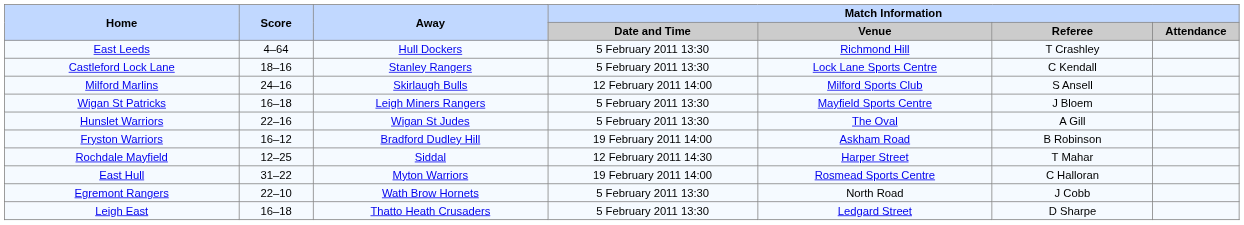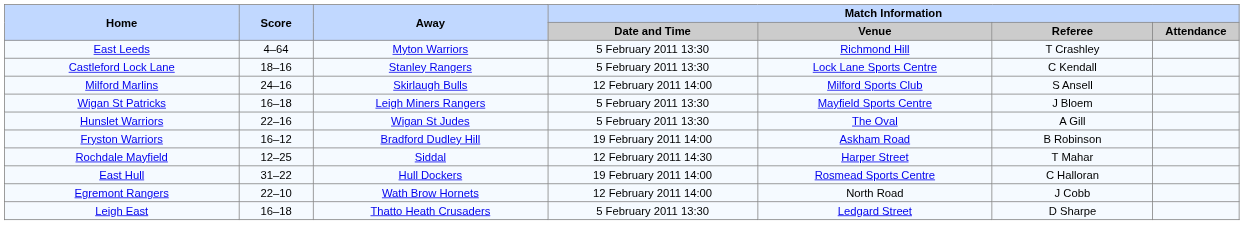(430, 49) Hull Dockers -> (430, 49) Myton Warriors
(430, 175) Myton Warriors -> (430, 175) Hull Dockers
(653, 193) 5 February 2011 13:30 -> (653, 193) 12 February 2011 14:00
